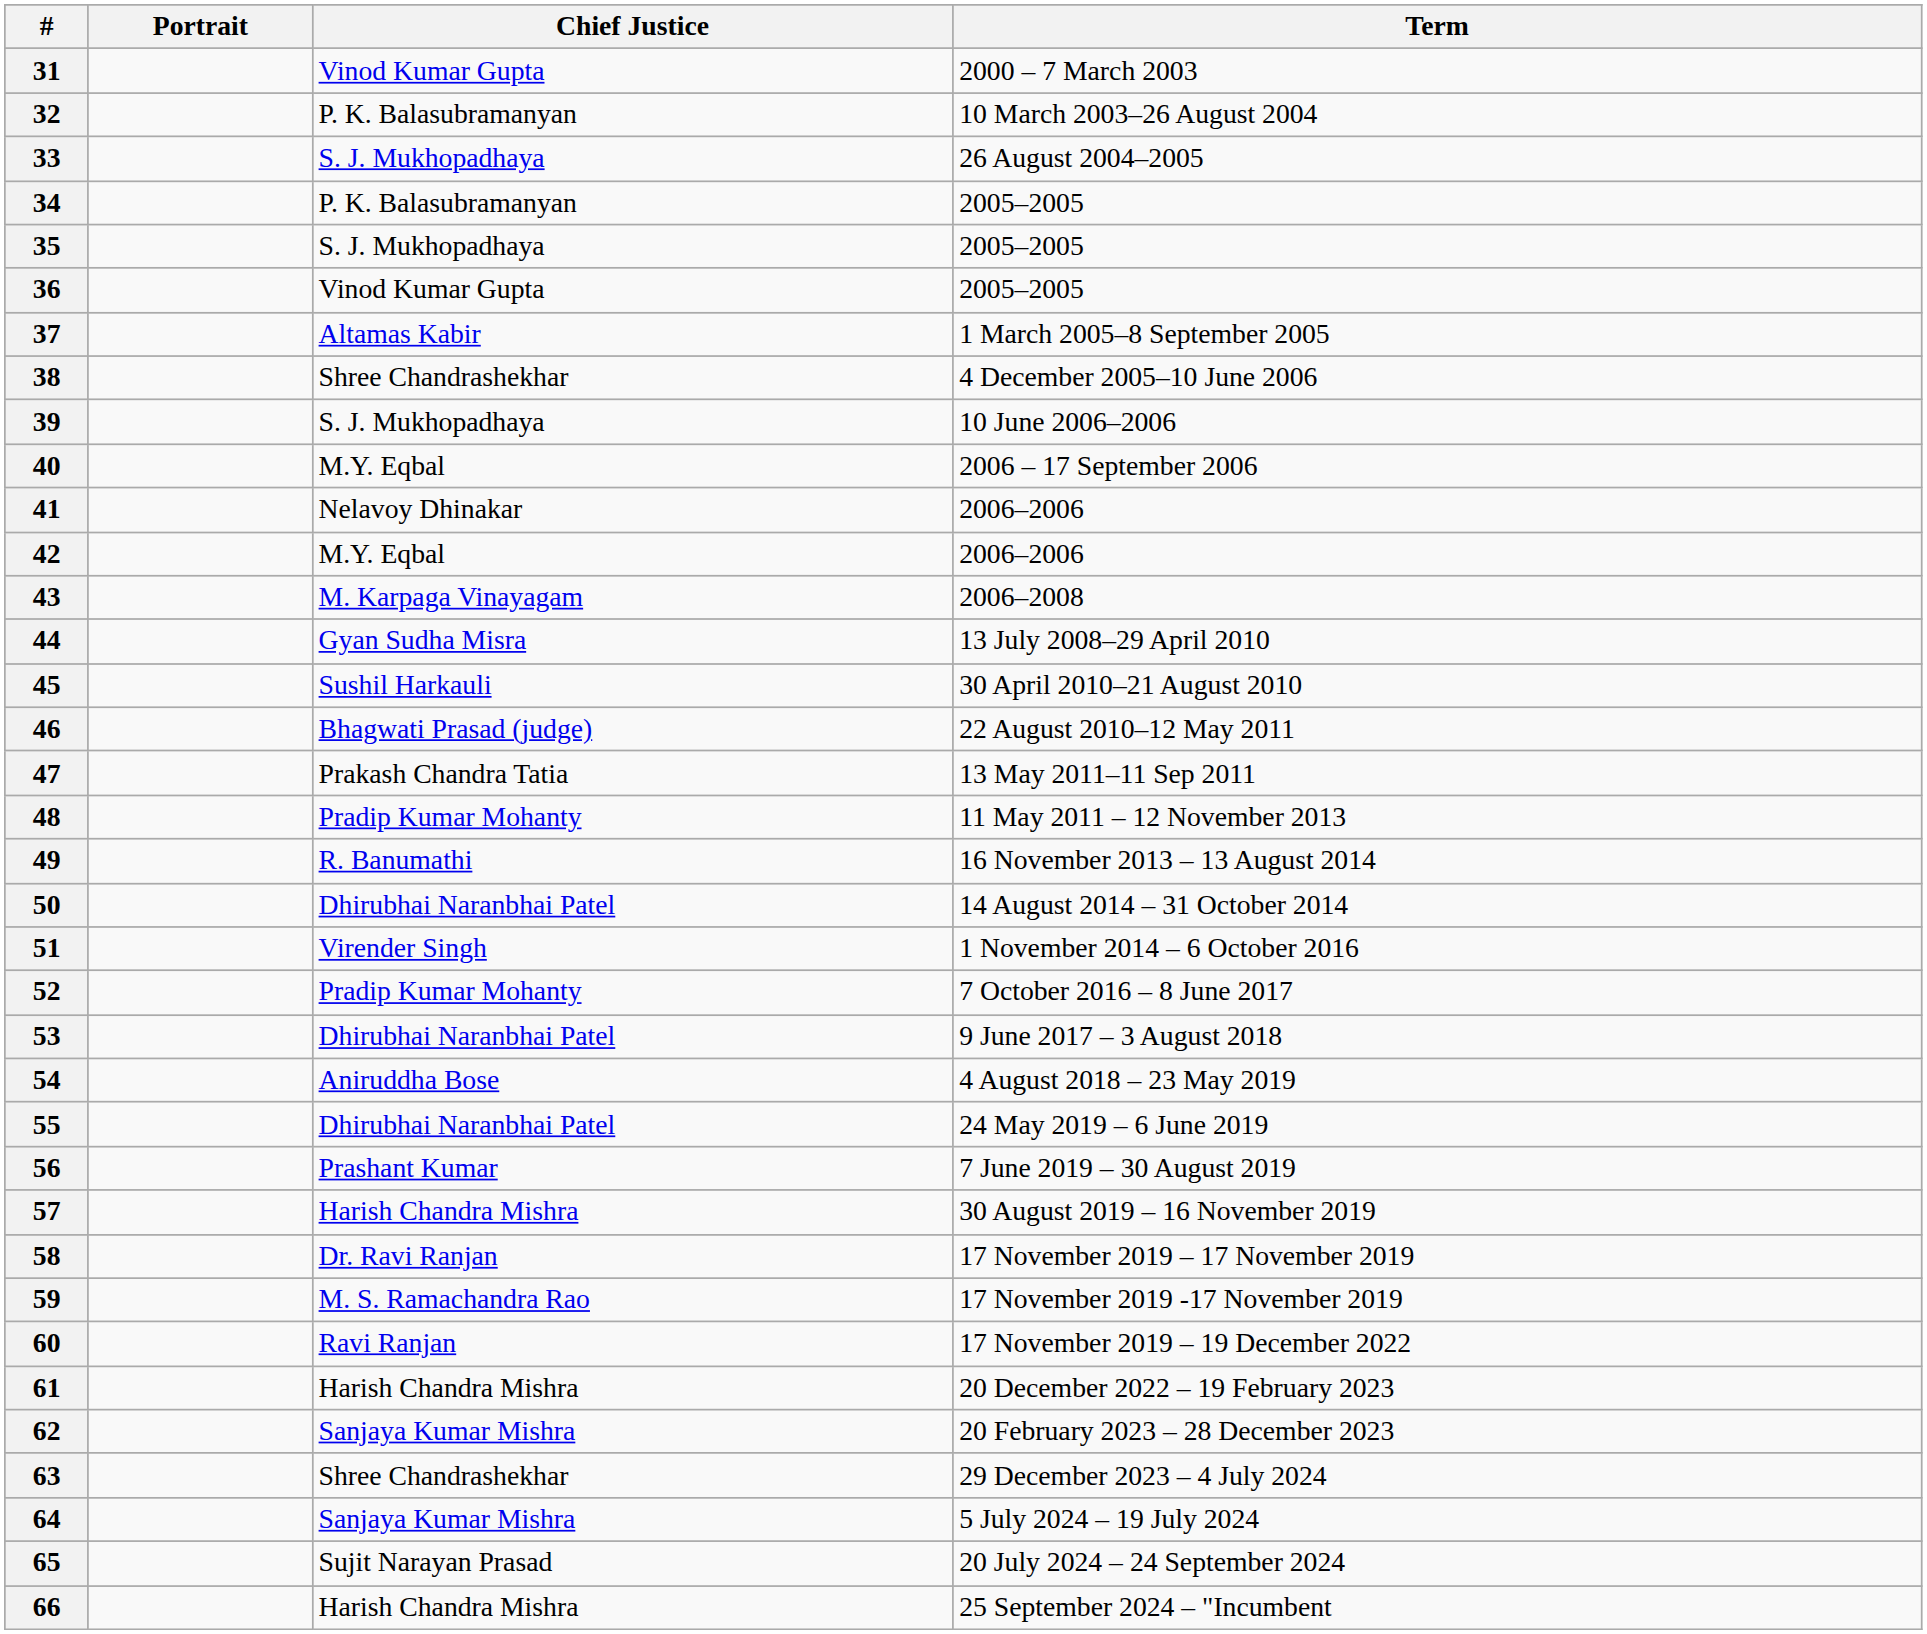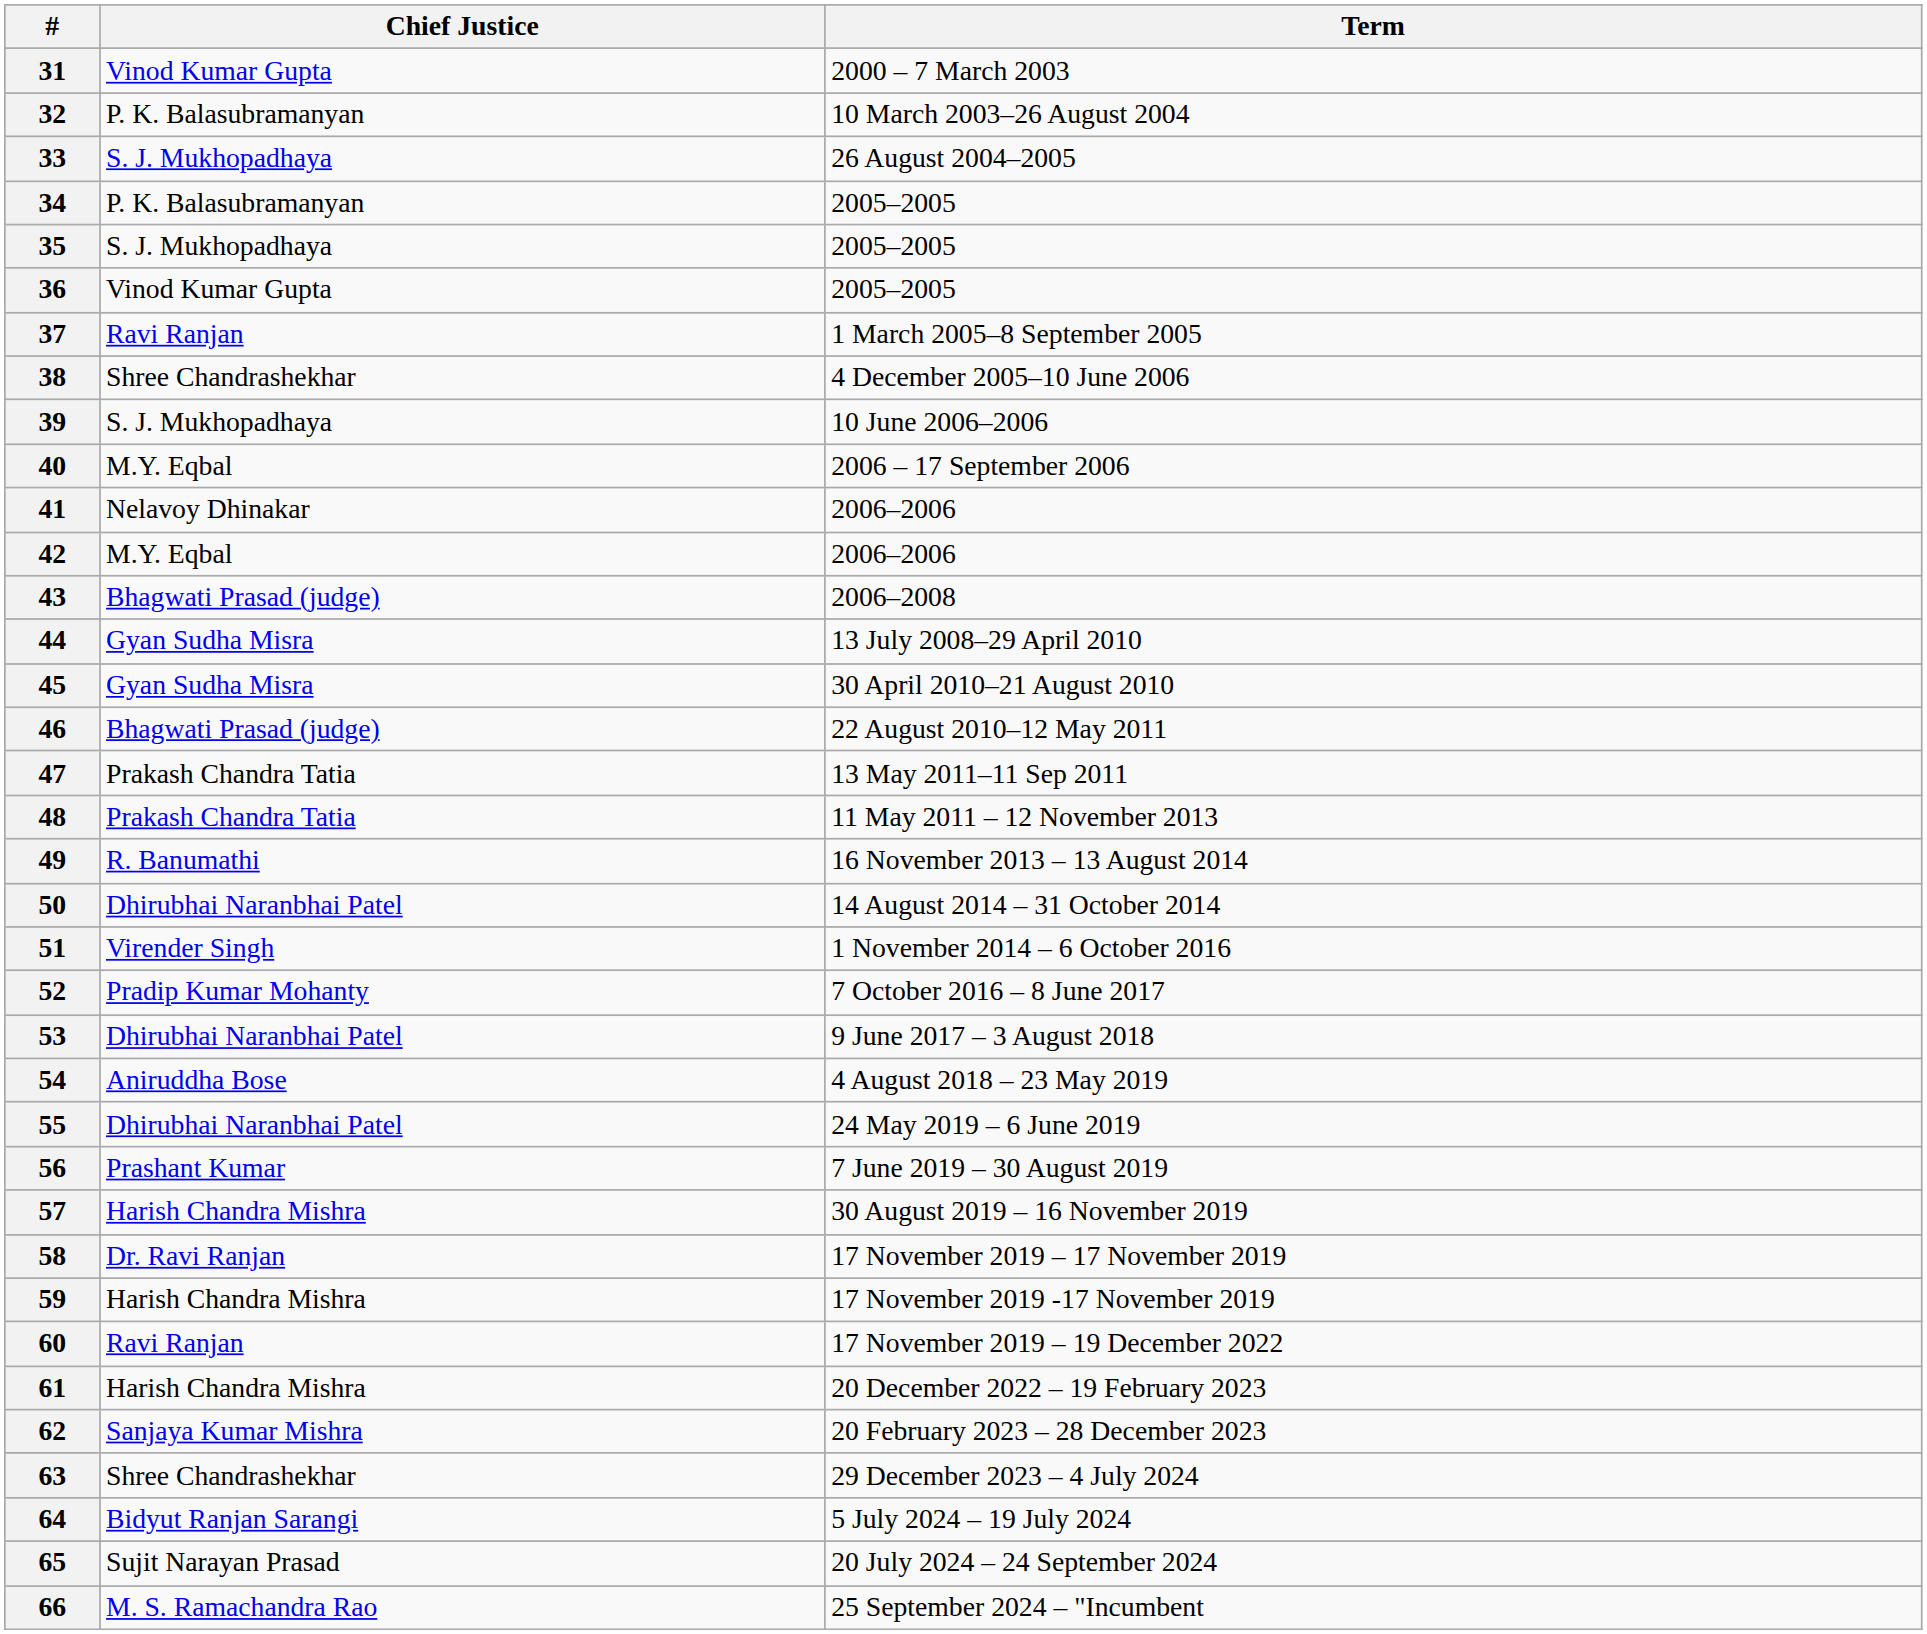- column: (200, 26)
(400, 333) Altamas Kabir -> (175, 333) Ravi Ranjan
(451, 597) M. Karpaga Vinayagam -> (243, 597) Bhagwati Prasad (judge)
(405, 684) Sushil Harkauli -> (210, 684) Gyan Sudha Misra
(450, 816) Pradip Kumar Mohanty -> (231, 816) Prakash Chandra Tatia
(454, 1299) M. S. Ramachandra Rao -> (236, 1299) Harish Chandra Mishra
(447, 1519) Sanjaya Kumar Mishra -> (232, 1519) Bidyut Ranjan Sarangi
(449, 1606) Harish Chandra Mishra -> (242, 1606) M. S. Ramachandra Rao
